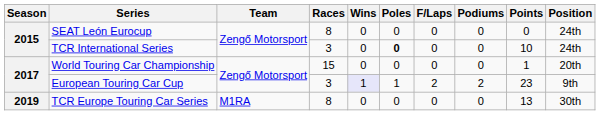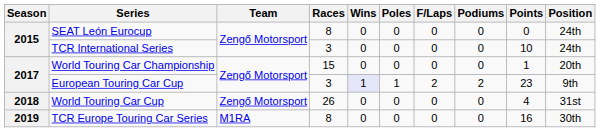(396, 49) bold -> (396, 49) normal
+ row: (108, 101)
(526, 101) 13 -> (526, 119) 16
